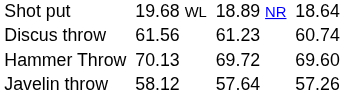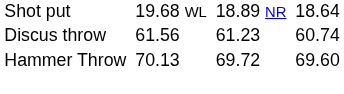- row: (56, 84)
